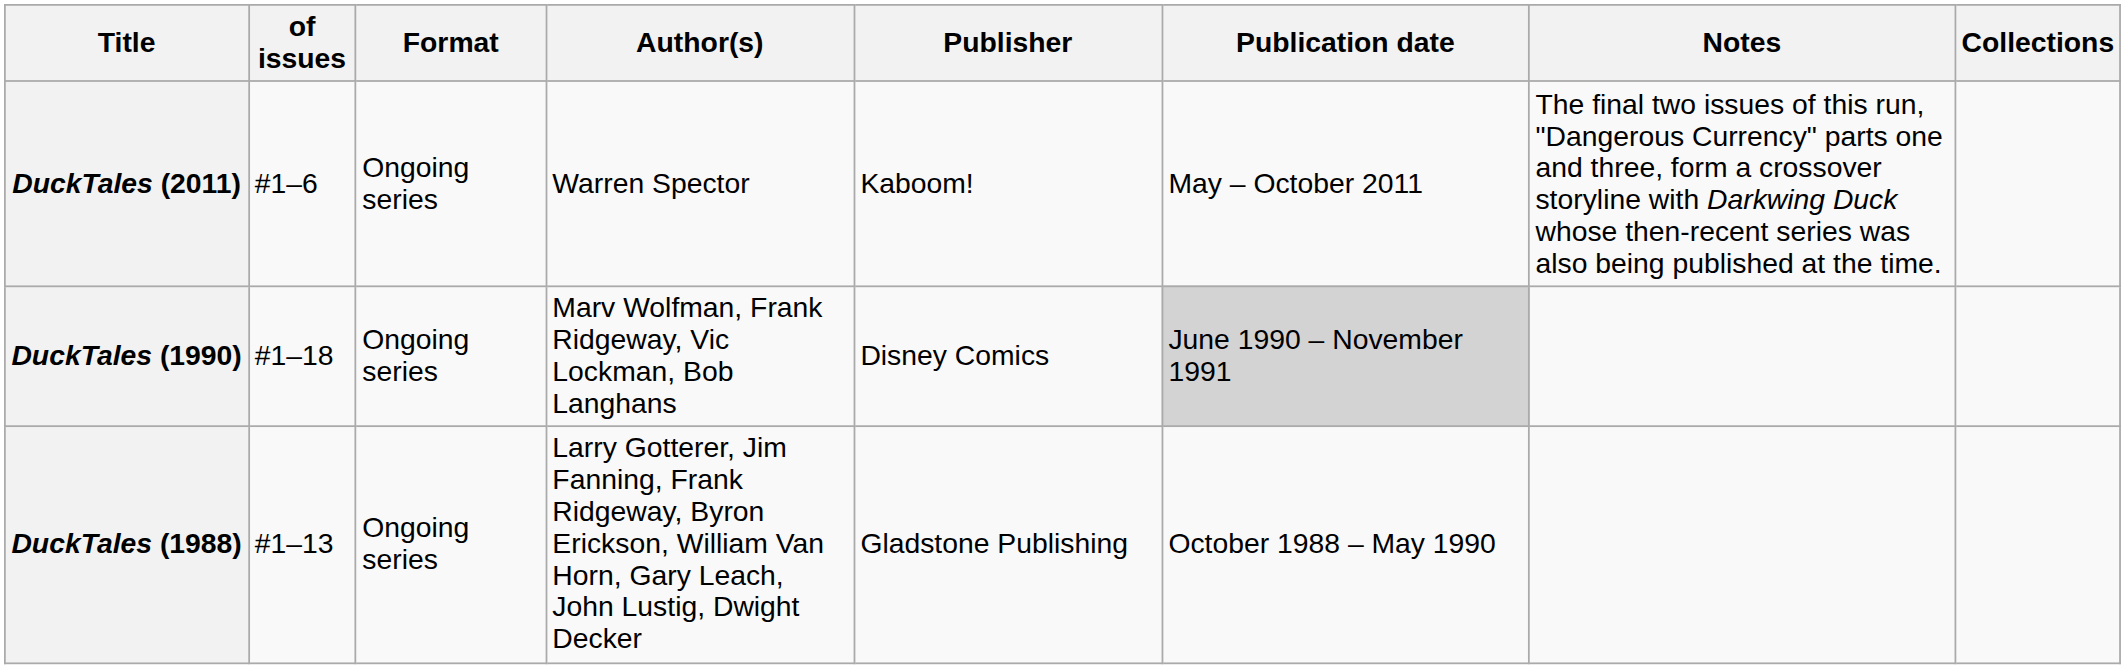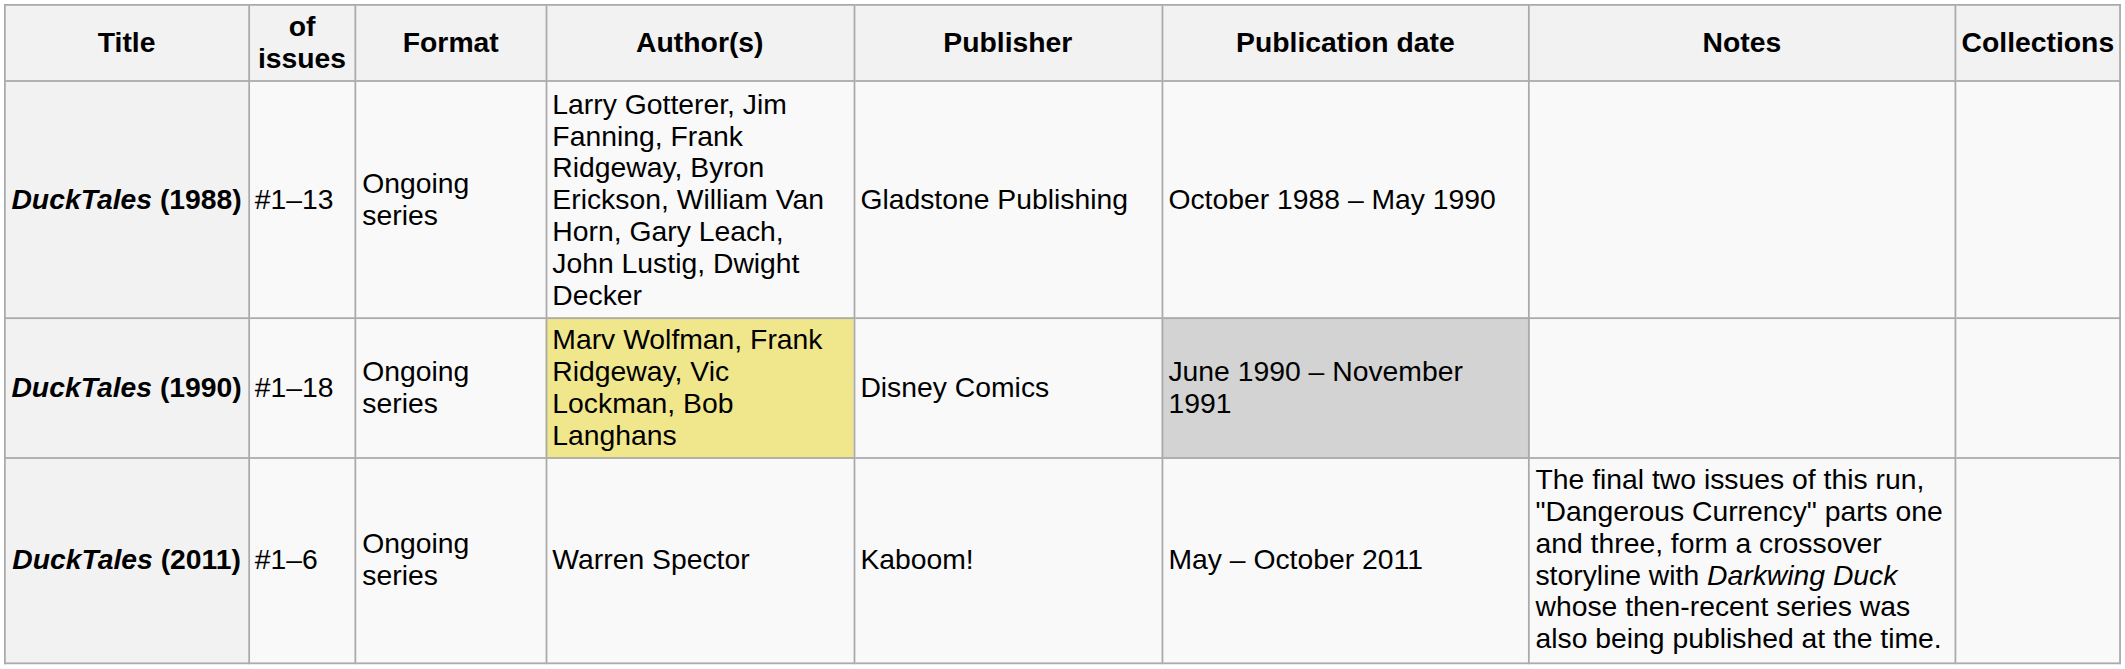rows swapped: (127, 544) <-> (127, 183)
(687, 355) no background -> (687, 387) khaki background
